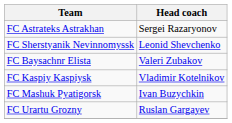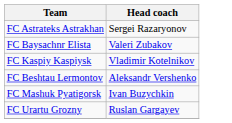- row: (70, 45)
+ row: (55, 77)
